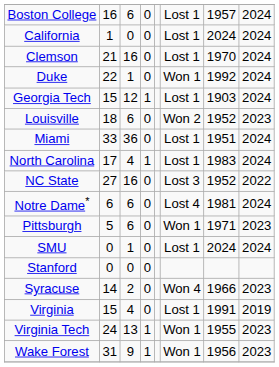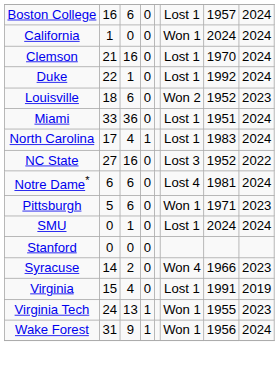(182, 35) Lost 1 -> (182, 35) Won 1
(182, 77) Won 1 -> (182, 77) Lost 1
- row: (52, 98)
(257, 351) 2023 -> (257, 330) 2024
